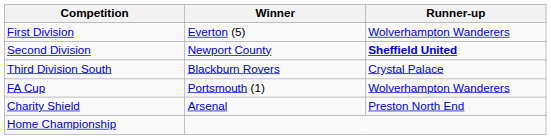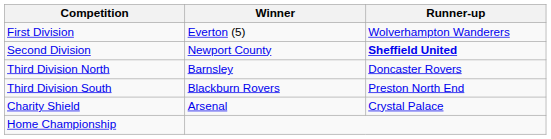+ row: (58, 69)
(406, 69) Crystal Palace -> (416, 87) Preston North End
- row: (26, 87)
(416, 106) Preston North End -> (406, 106) Crystal Palace
